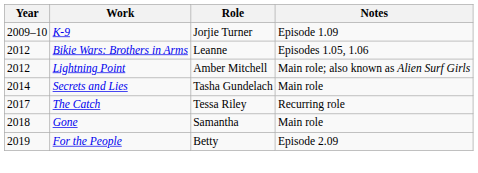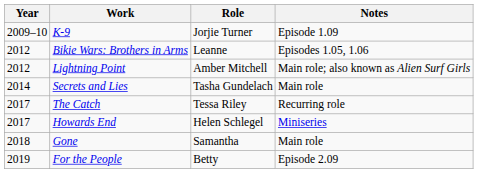+ row: (84, 123)
